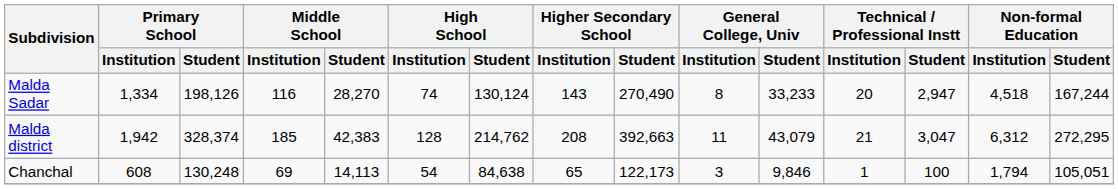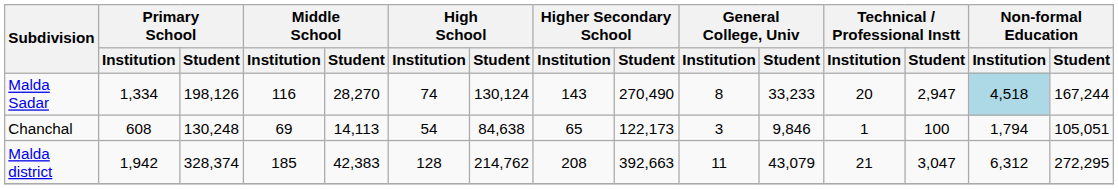(1009, 94) no background -> (1009, 94) lightblue background
rows swapped: (41, 171) <-> (30, 137)
